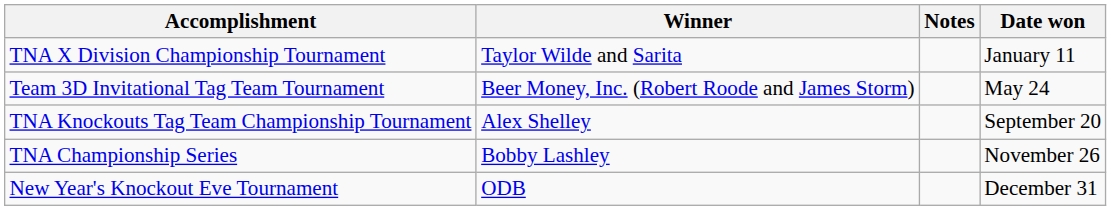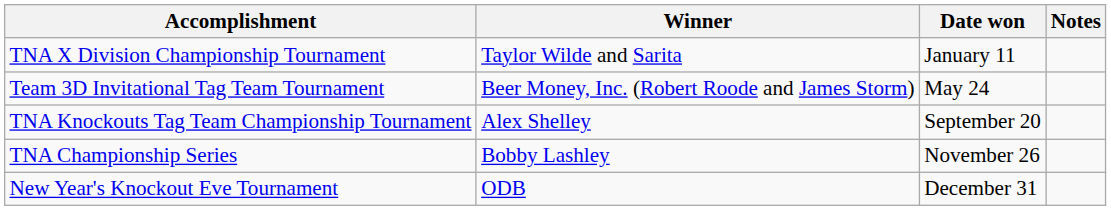columns swapped: (1043, 21) <-> (949, 21)
